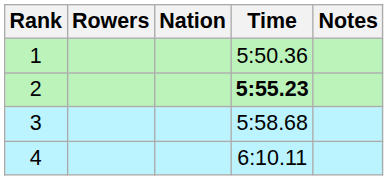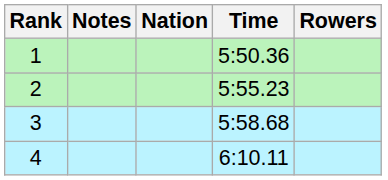columns swapped: (111, 21) <-> (348, 21)
(272, 89) bold -> (254, 89) normal
